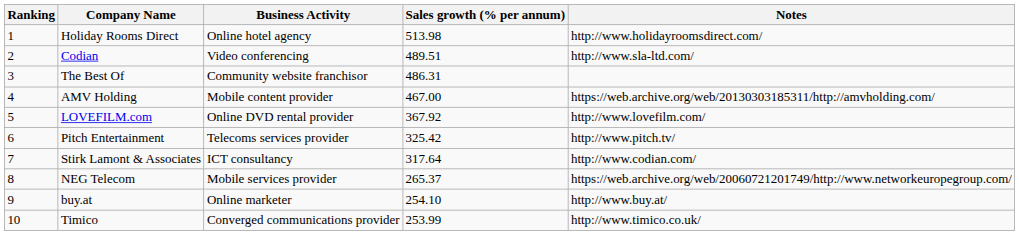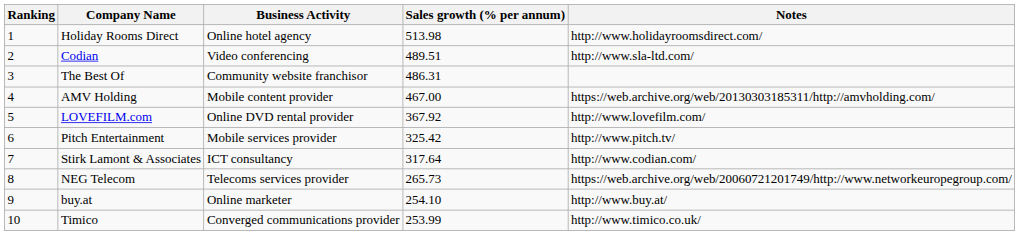(278, 138) Telecoms services provider -> (272, 138) Mobile services provider
(272, 179) Mobile services provider -> (278, 179) Telecoms services provider
(423, 179) 265.37 -> (423, 179) 265.73
